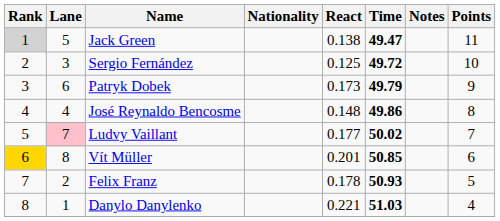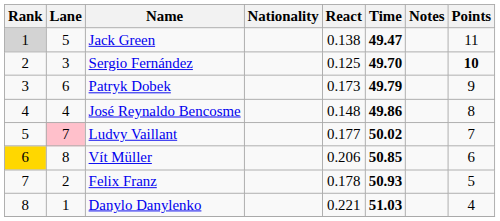(385, 63) 49.72 -> (385, 63) 49.70
(471, 63) normal -> (471, 63) bold
(344, 157) 0.201 -> (344, 157) 0.206
